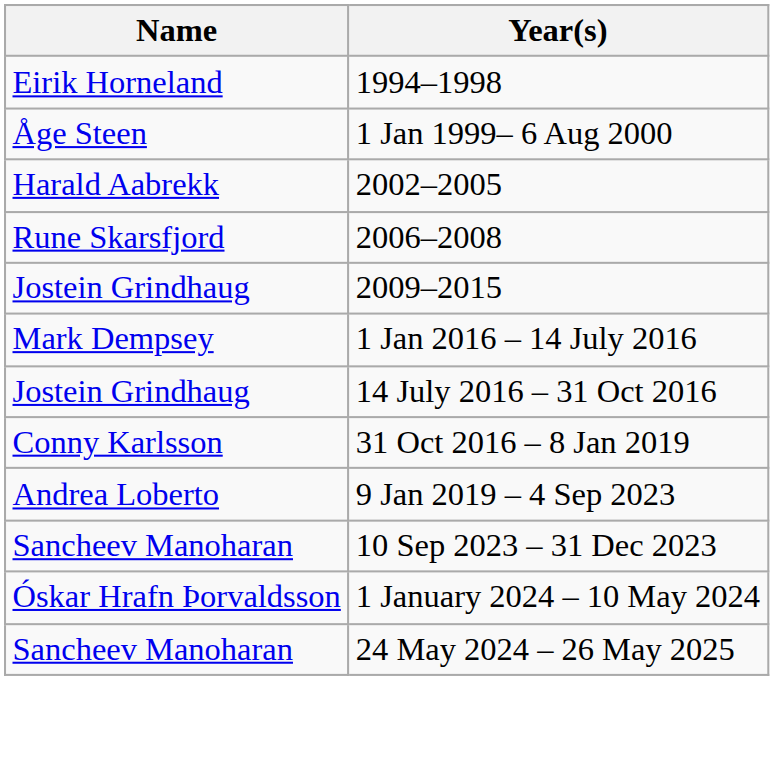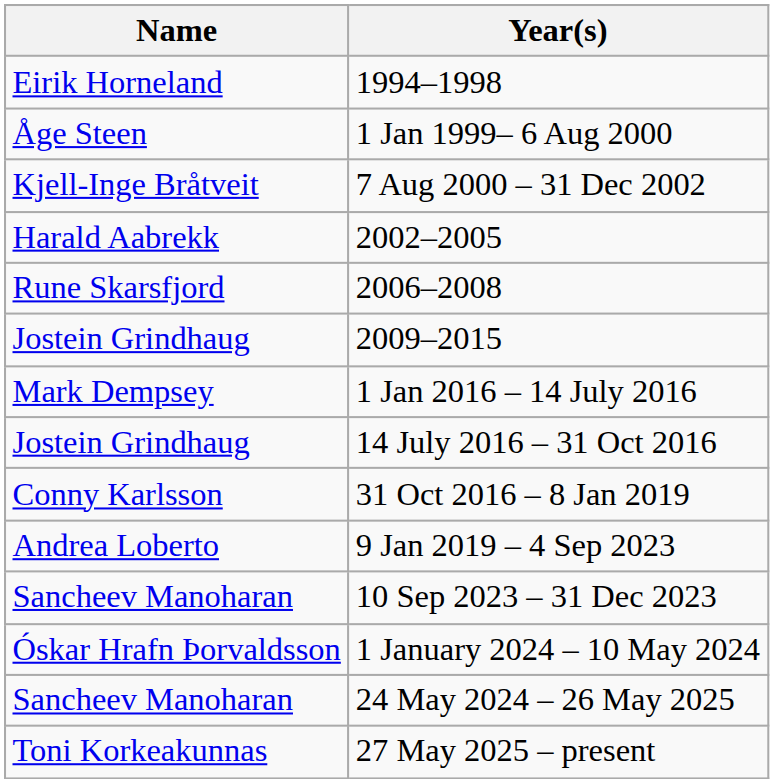+ row: (531, 184)
+ row: (506, 751)
